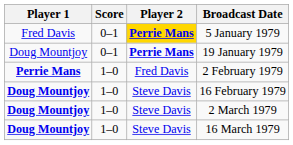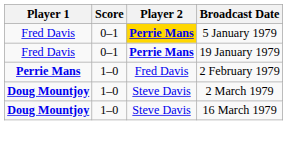(48, 52) Doug Mountjoy -> (48, 52) Fred Davis
- row: (243, 91)
